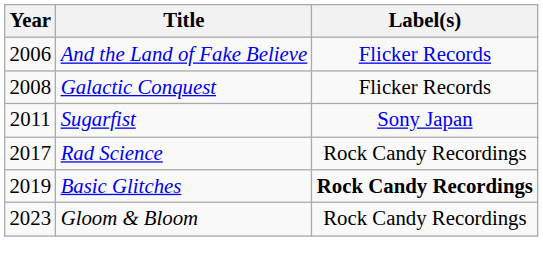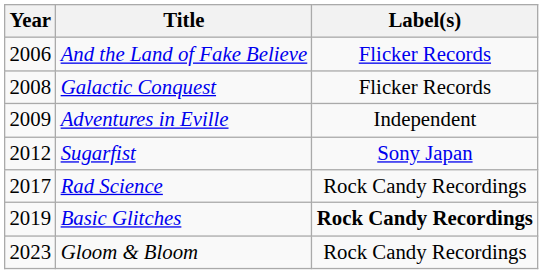+ row: (145, 119)
(30, 119) 2011 -> (30, 152) 2012
